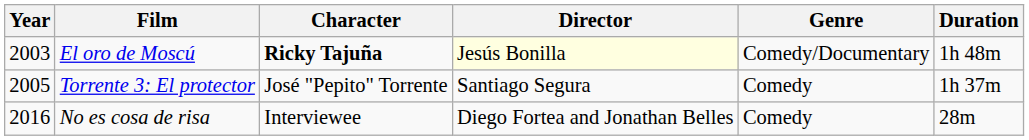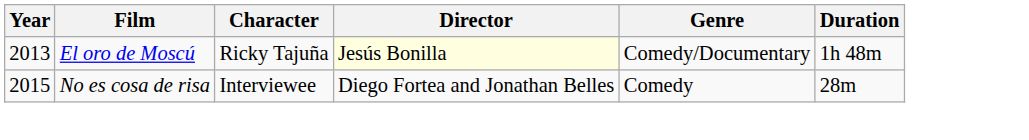(30, 53) 2003 -> (30, 53) 2013
(323, 53) bold -> (274, 53) normal
- row: (157, 85)
(30, 118) 2016 -> (30, 85) 2015
